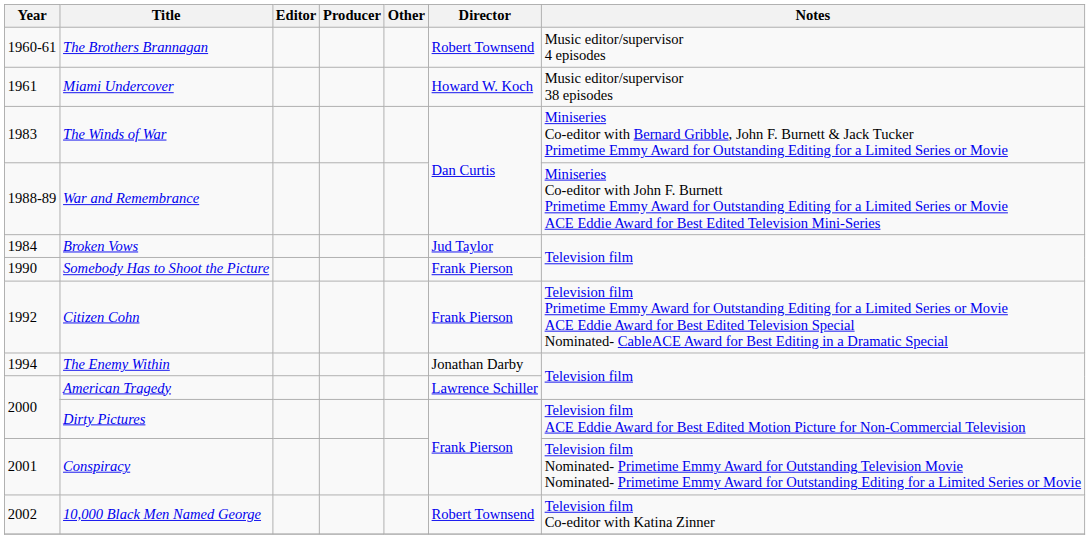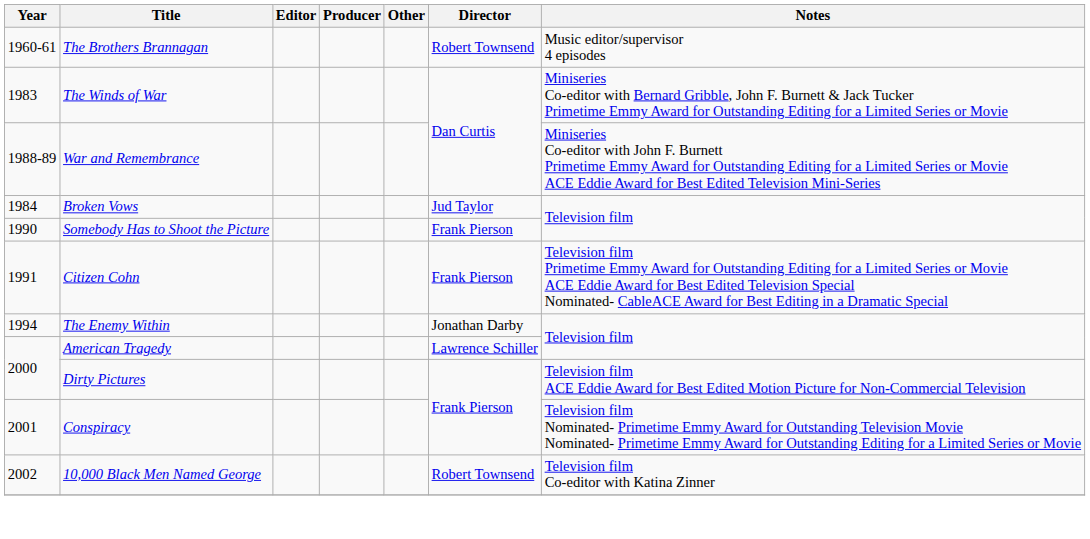- row: (118, 86)
(22, 316) 1992 -> (22, 277) 1991
